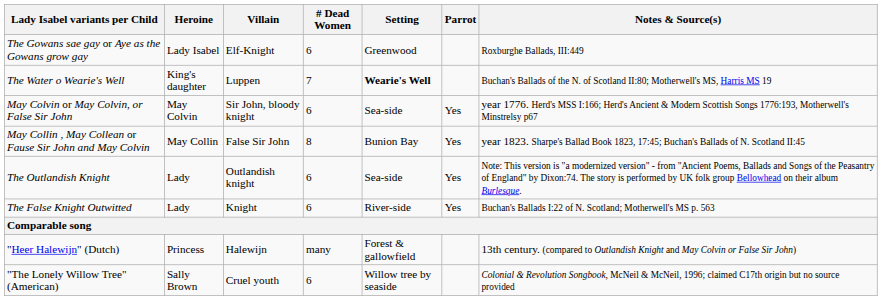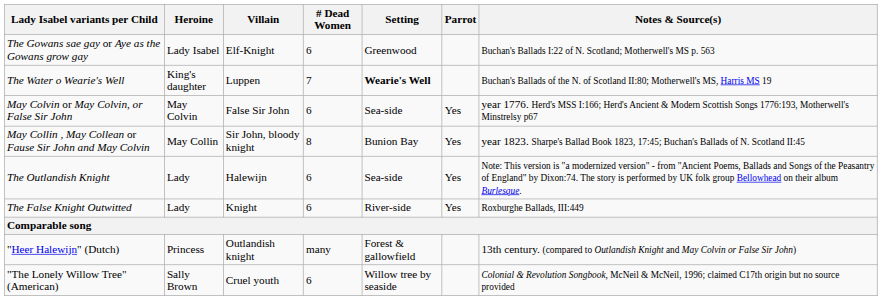(533, 50) Roxburghe Ballads, III:449 -> (598, 50) Buchan's Ballads I:22 of N. Scotland; Motherwell's MS p. 563
(263, 110) Sir John, bloody knight -> (258, 110) False Sir John
(258, 141) False Sir John -> (263, 141) Sir John, bloody knight
(250, 177) Outlandish knight -> (246, 177) Halewijn
(598, 208) Buchan's Ballads I:22 of N. Scotland; Motherwell's MS p. 563 -> (533, 208) Roxburghe Ballads, III:449
(246, 249) Halewijn -> (250, 249) Outlandish knight
